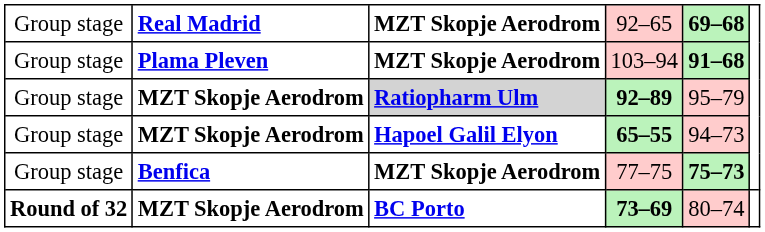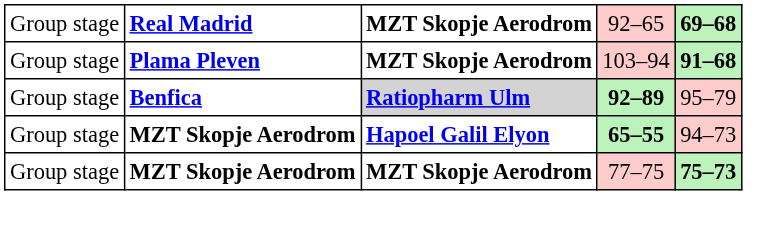(251, 96) MZT Skopje Aerodrom -> (166, 96) Benfica
(174, 170) Benfica -> (243, 170) MZT Skopje Aerodrom
- row: (644, 208)
